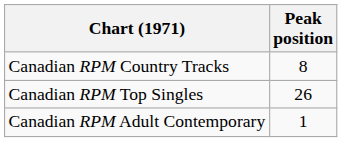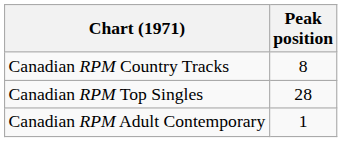(303, 94) 26 -> (303, 94) 28
